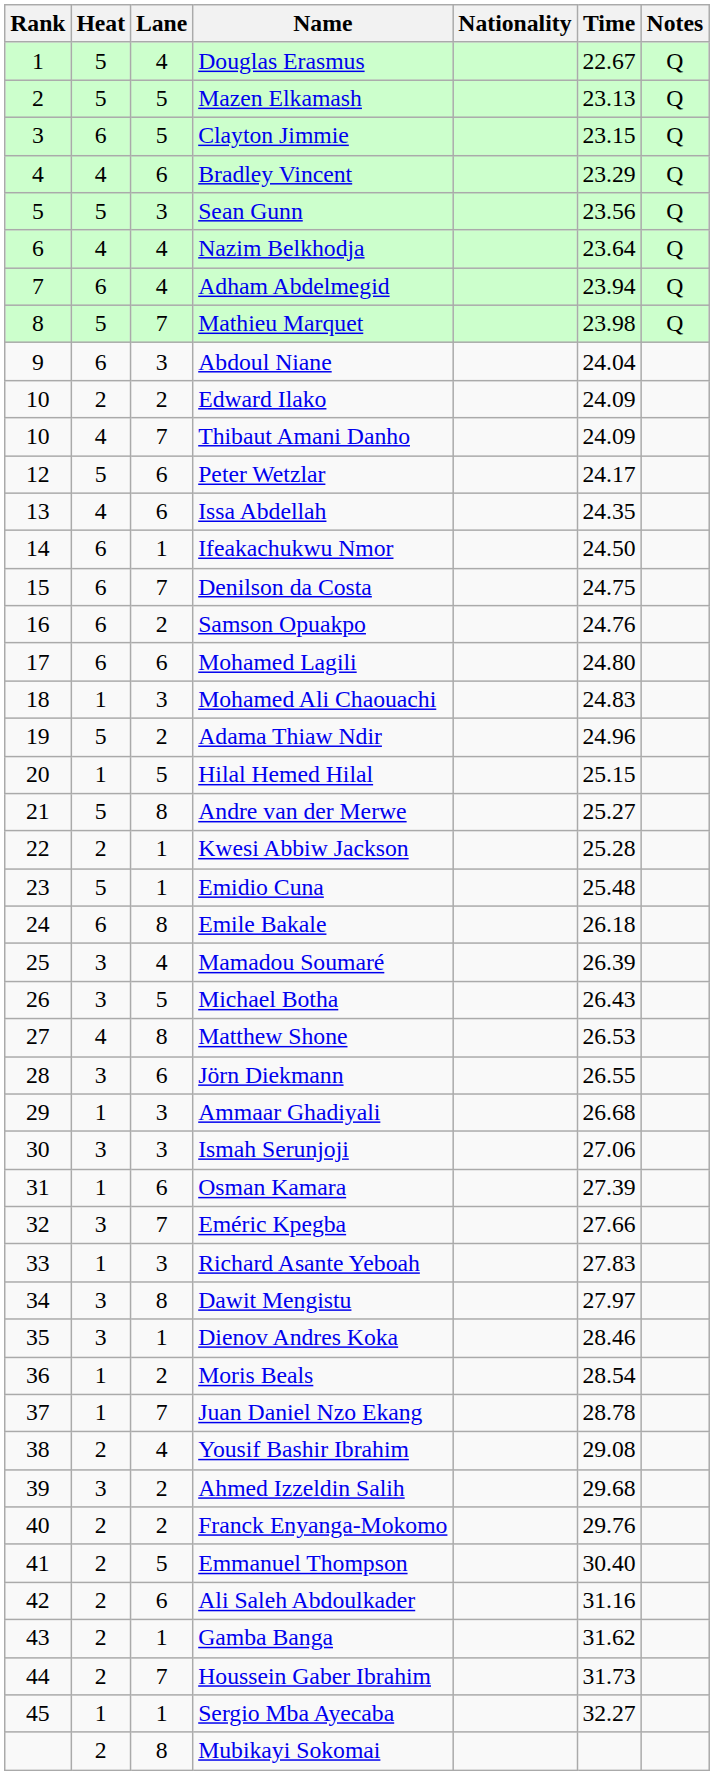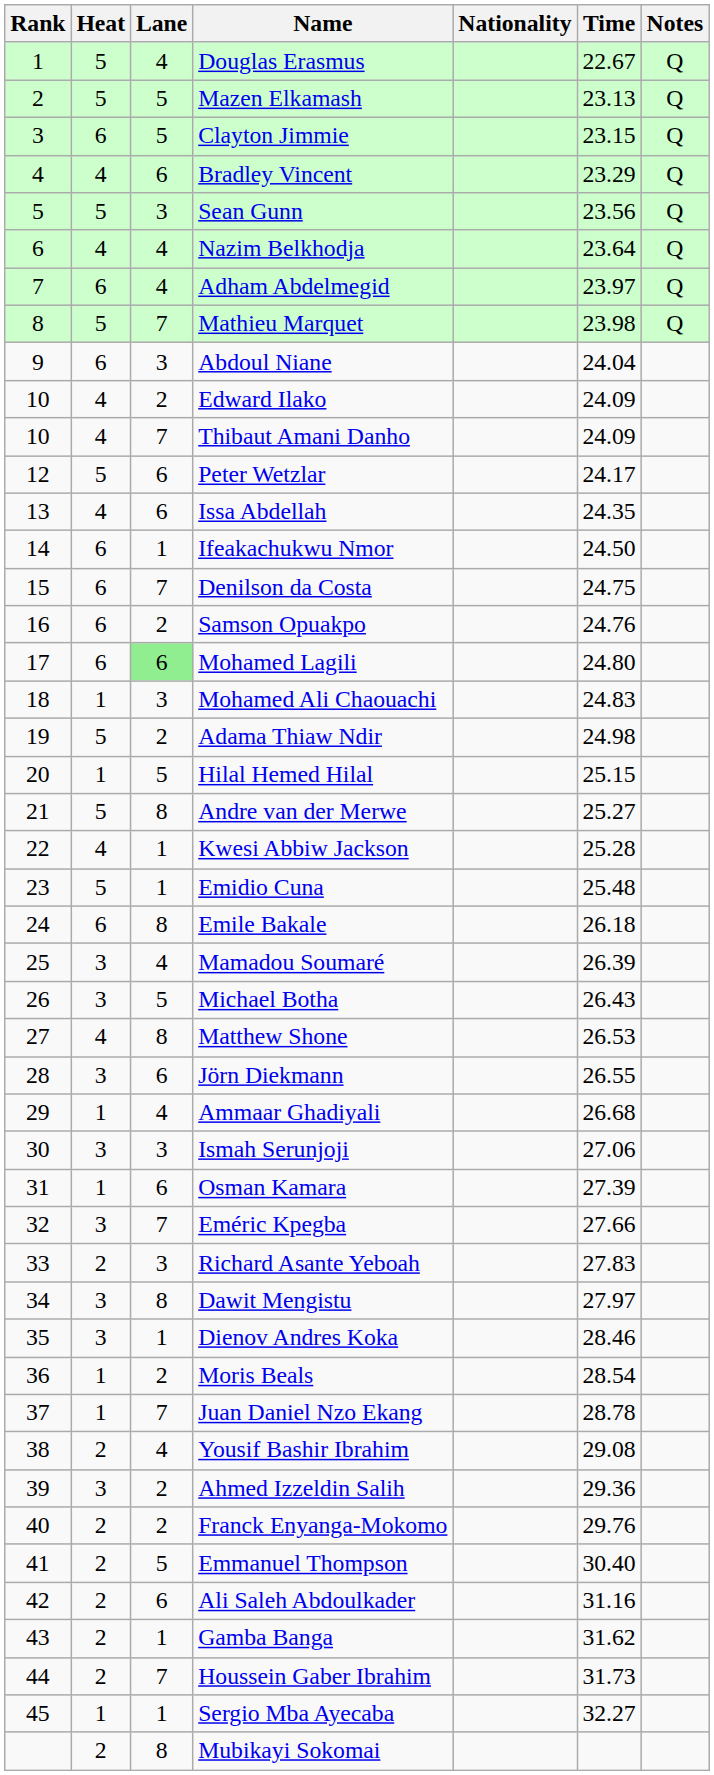(609, 286) 23.94 -> (609, 286) 23.97
(101, 398) 2 -> (101, 398) 4
(162, 661) no background -> (162, 661) lightgreen background
(609, 736) 24.96 -> (609, 736) 24.98
(101, 849) 2 -> (101, 849) 4
(162, 1112) 3 -> (162, 1112) 4
(101, 1262) 1 -> (101, 1262) 2
(609, 1487) 29.68 -> (609, 1487) 29.36
